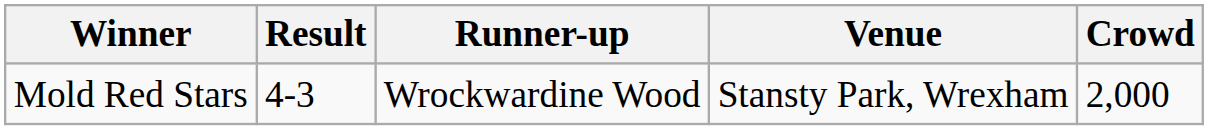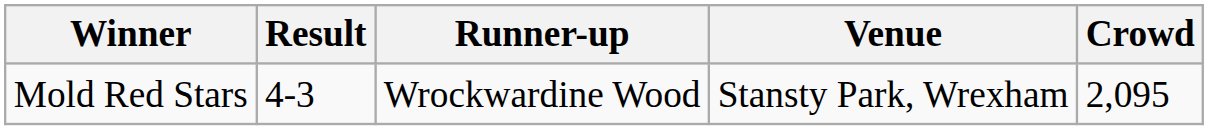(1128, 93) 2,000 -> (1128, 93) 2,095
